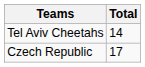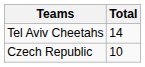(116, 52) 17 -> (116, 52) 10
